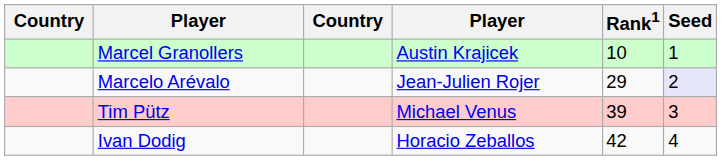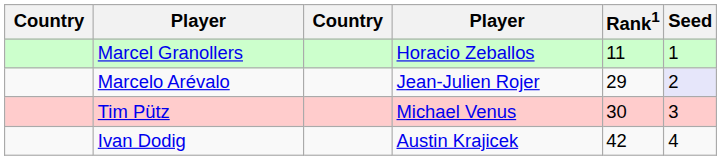(457, 53) Austin Krajicek -> (466, 53) Horacio Zeballos
(616, 53) 10 -> (616, 53) 11
(616, 111) 39 -> (616, 111) 30
(466, 140) Horacio Zeballos -> (457, 140) Austin Krajicek
